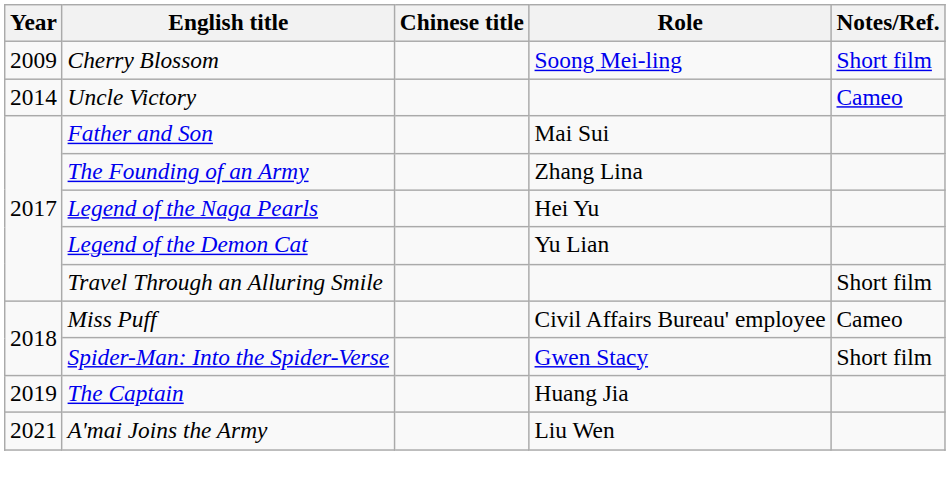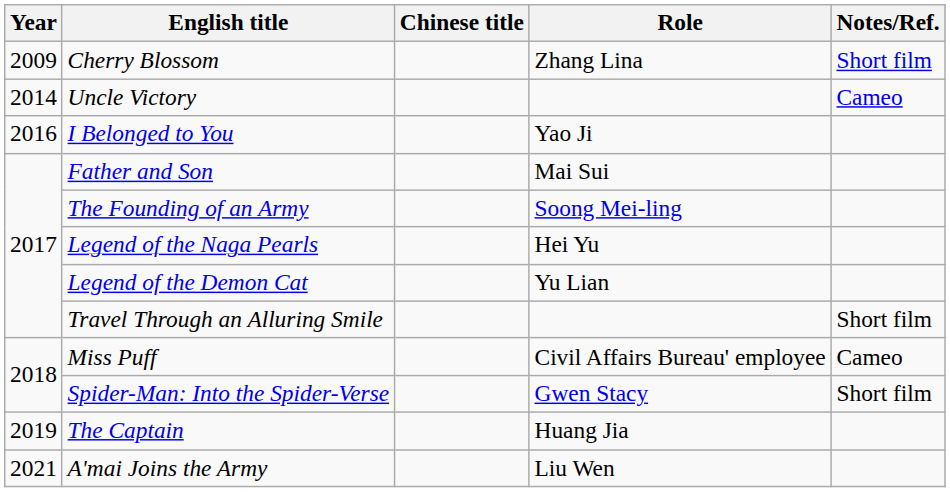(608, 60) Soong Mei-ling -> (589, 60) Zhang Lina
+ row: (151, 134)
(589, 171) Zhang Lina -> (608, 208) Soong Mei-ling
